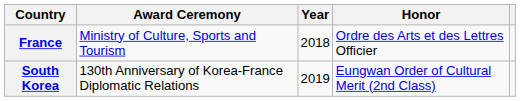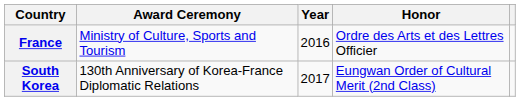(315, 43) 2018 -> (315, 43) 2016
(315, 78) 2019 -> (315, 78) 2017
